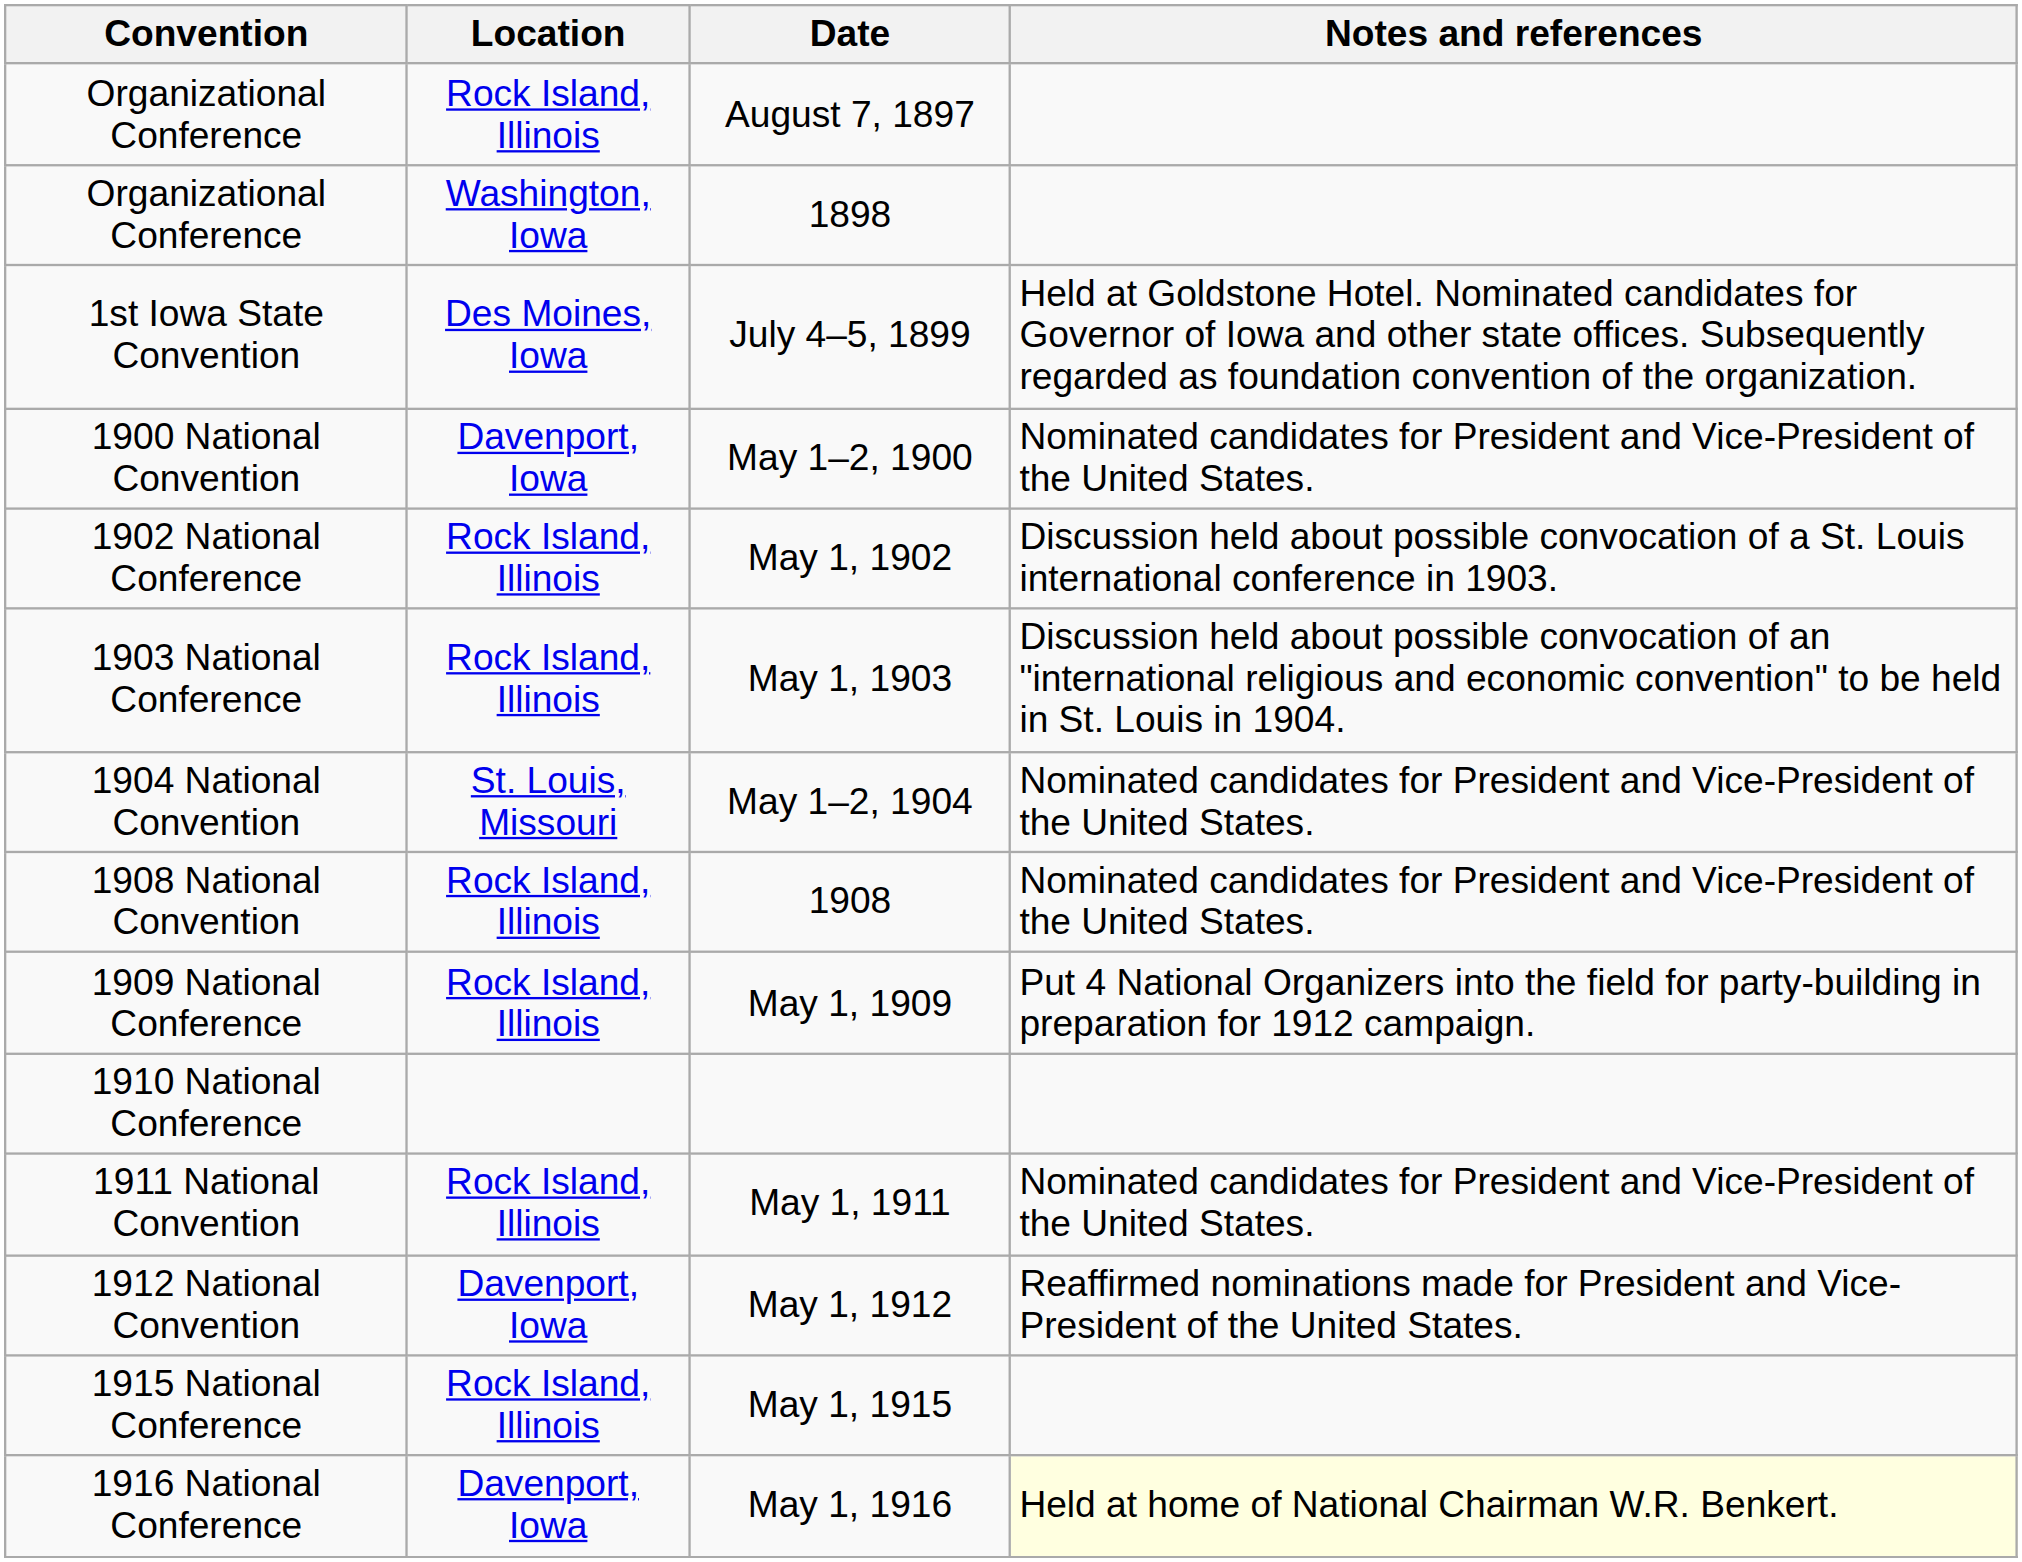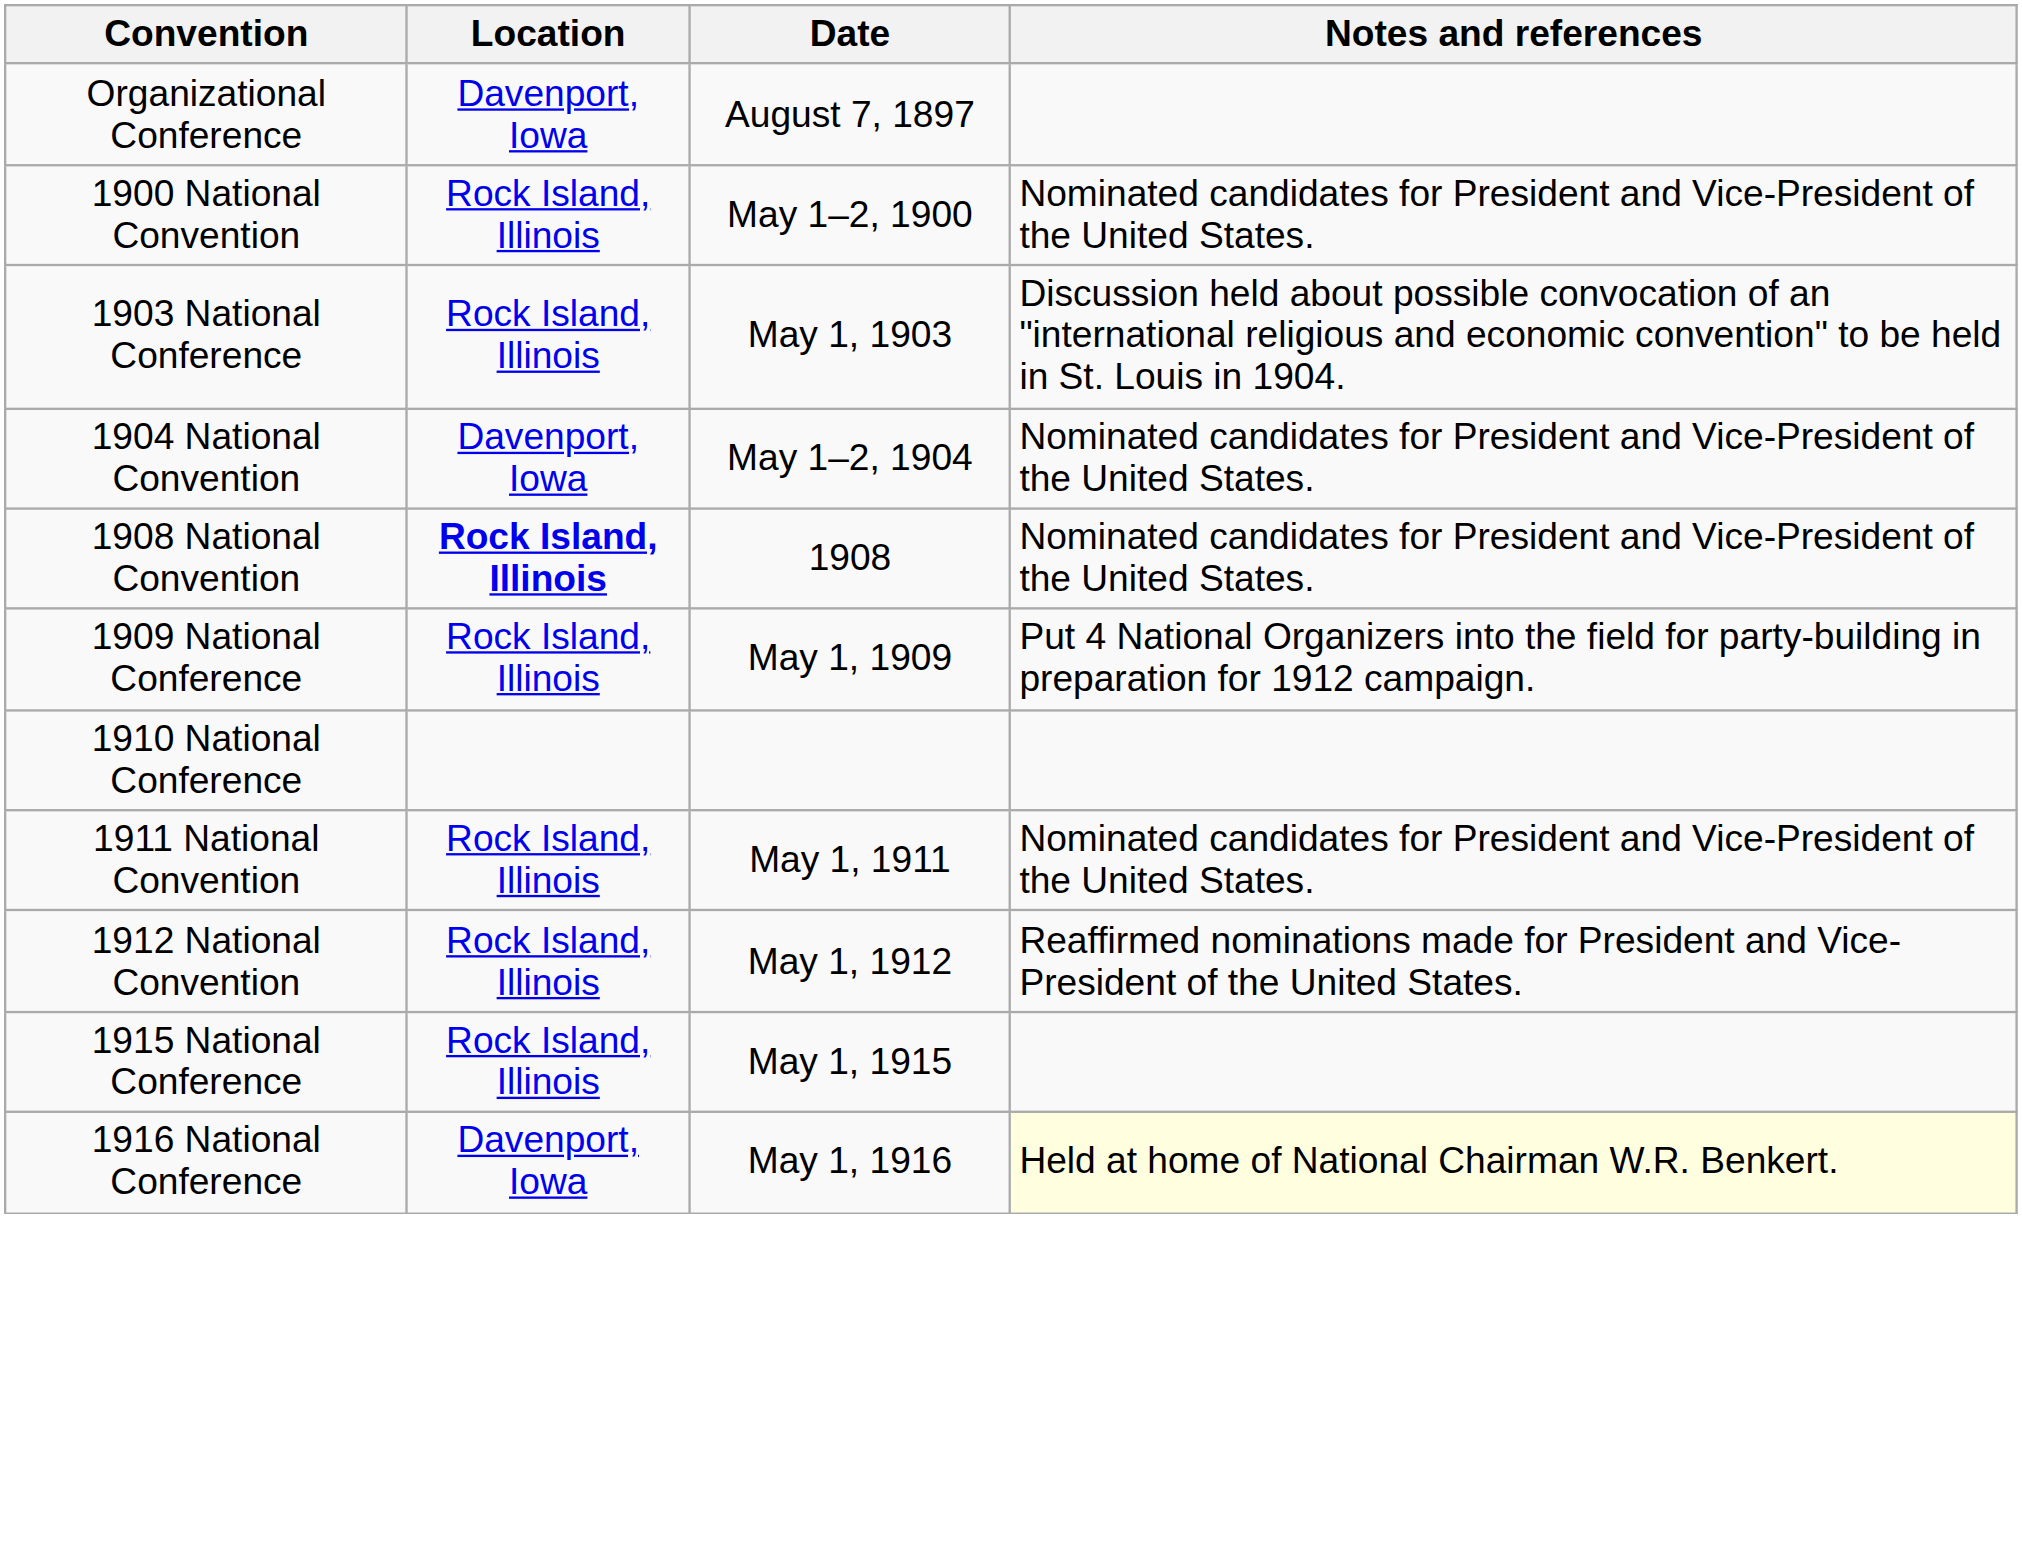(548, 113) Rock Island, Illinois -> (548, 113) Davenport, Iowa
- row: (206, 214)
- row: (206, 335)
(548, 457) Davenport, Iowa -> (548, 214) Rock Island, Illinois
- row: (206, 557)
(548, 800) St. Louis, Missouri -> (548, 457) Davenport, Iowa
(548, 901) normal -> (548, 557) bold
(548, 1304) Davenport, Iowa -> (548, 960) Rock Island, Illinois
